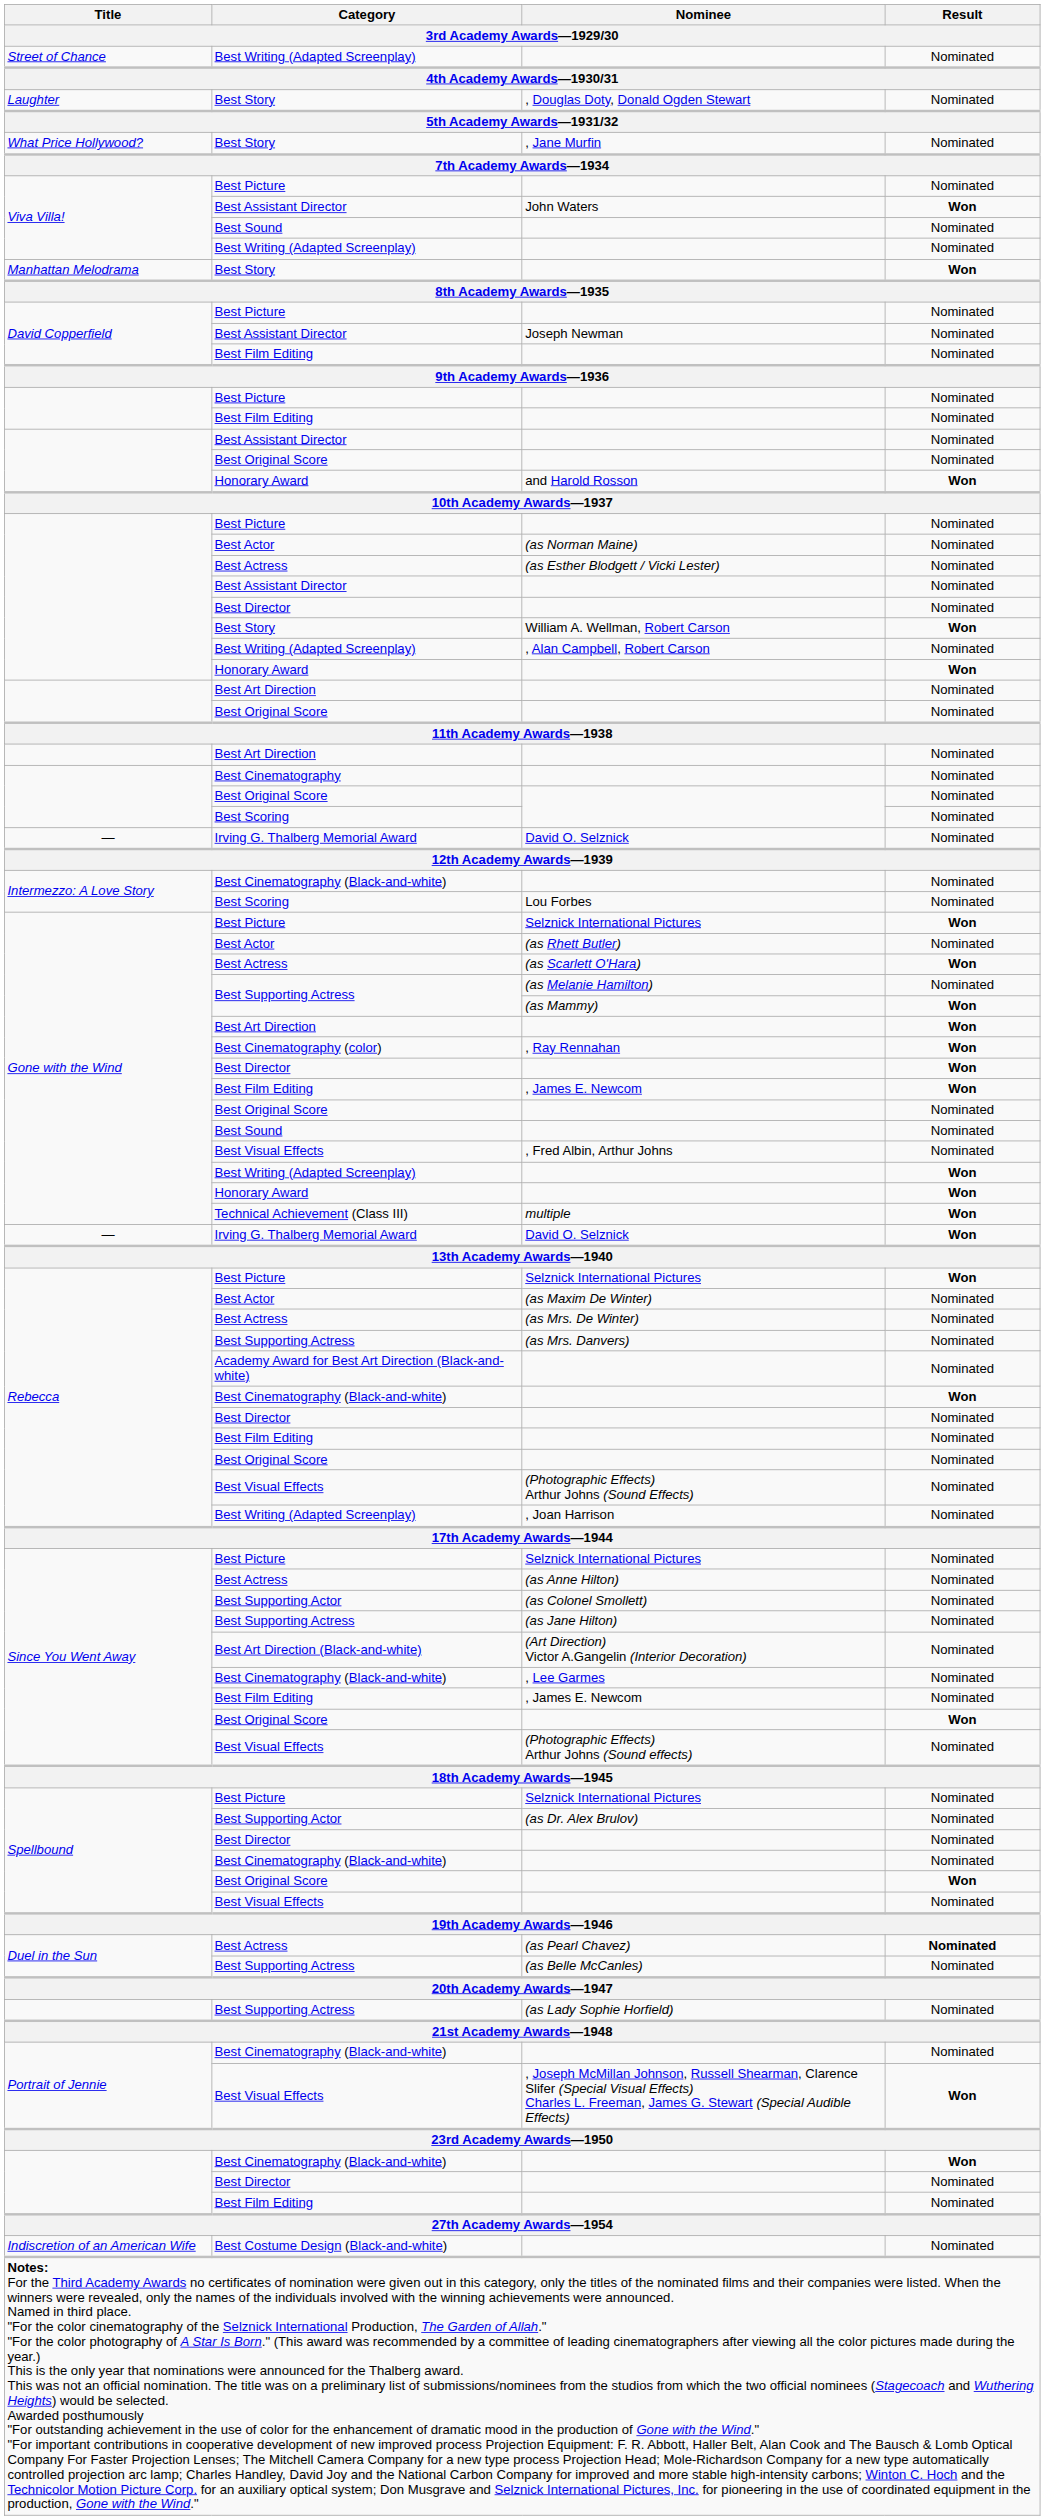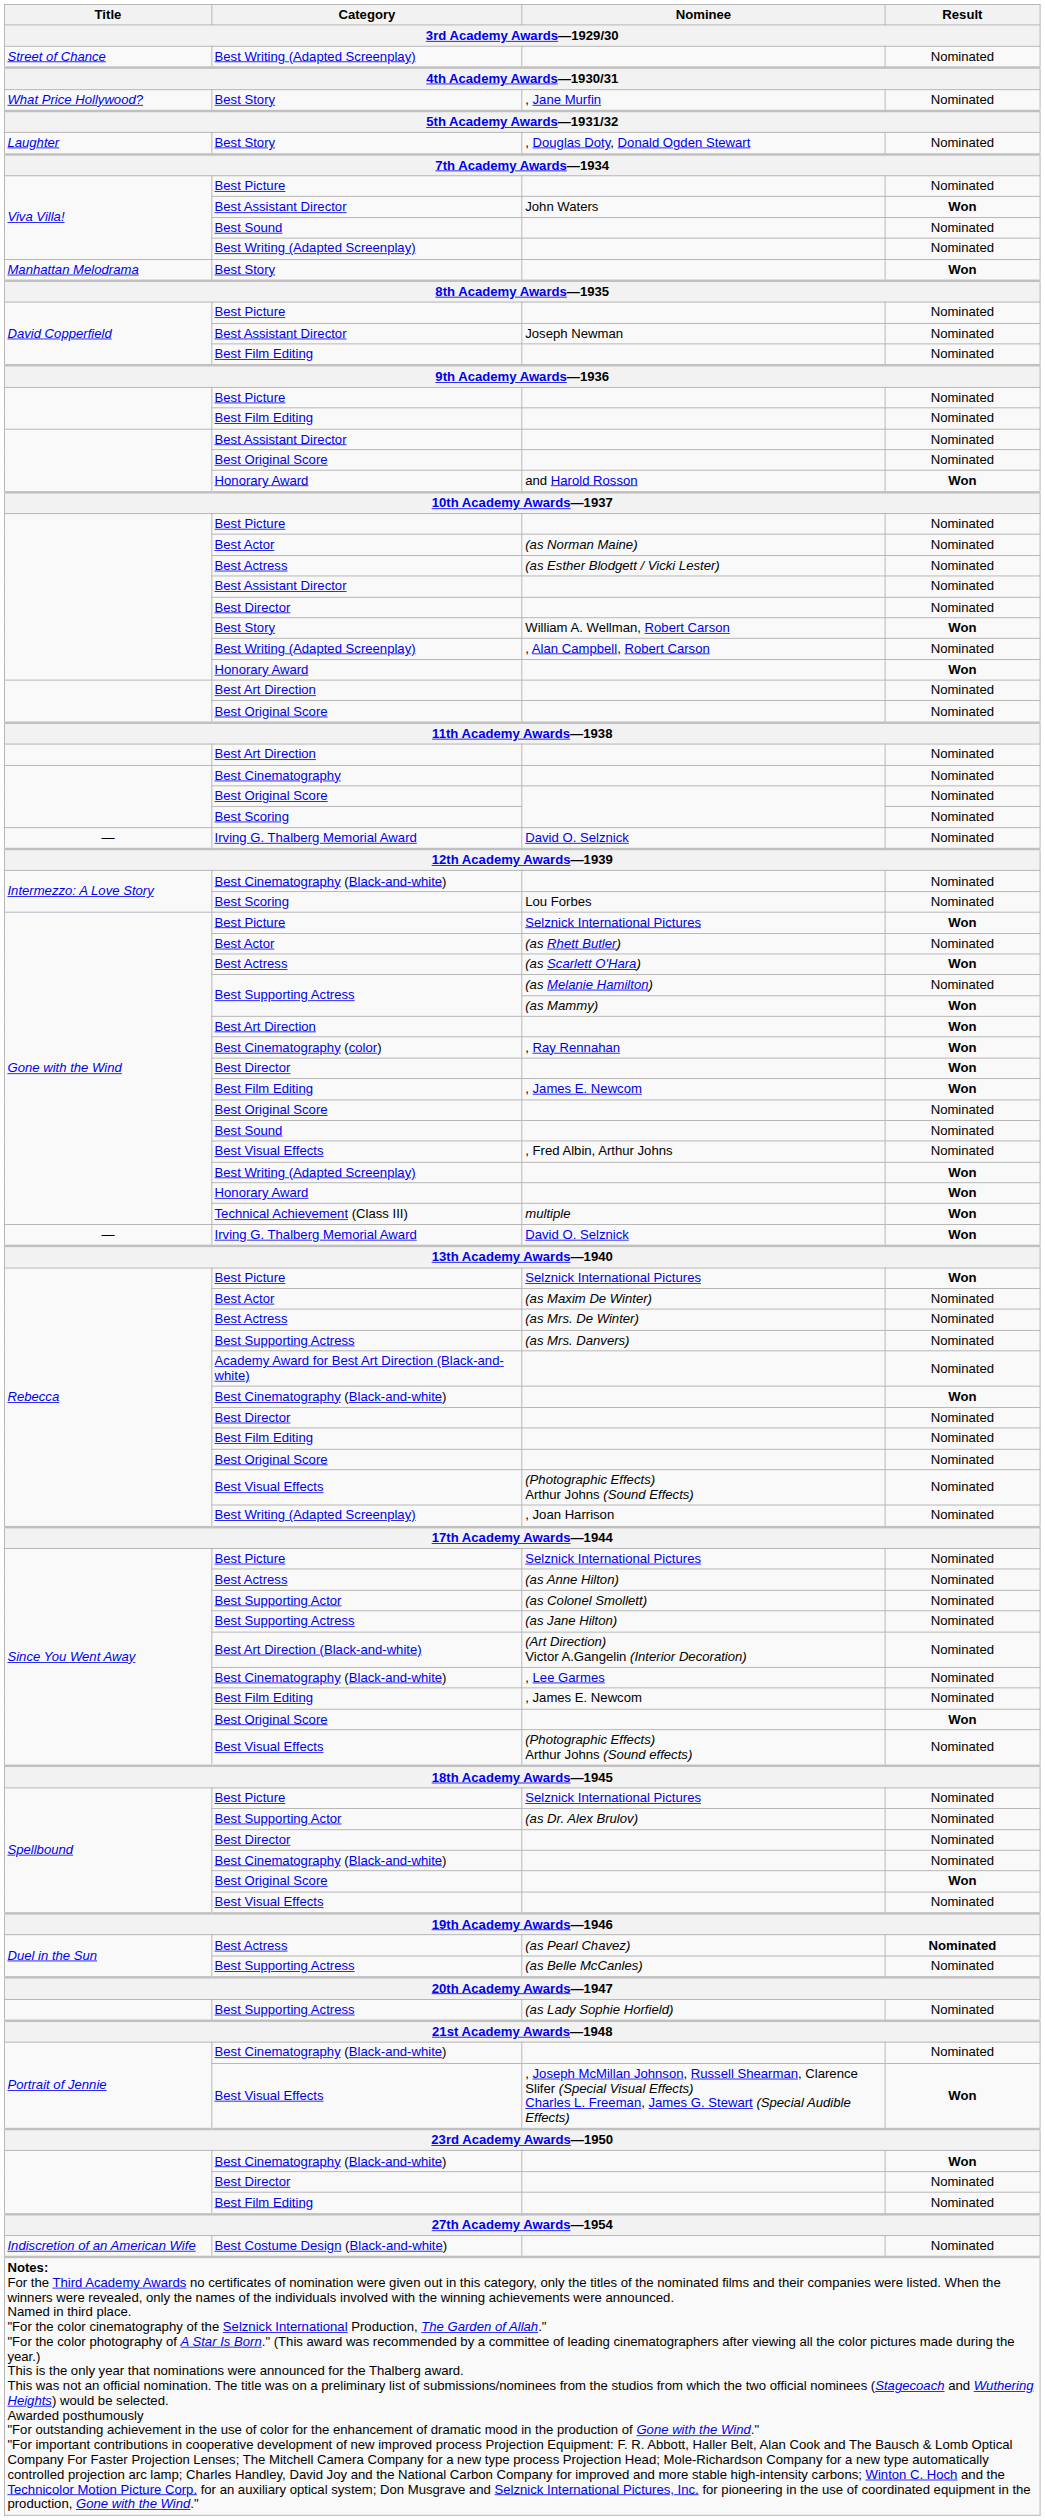rows swapped: (245, 99) <-> (245, 143)
